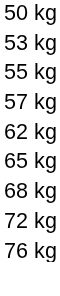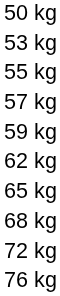+ row: (30, 131)
